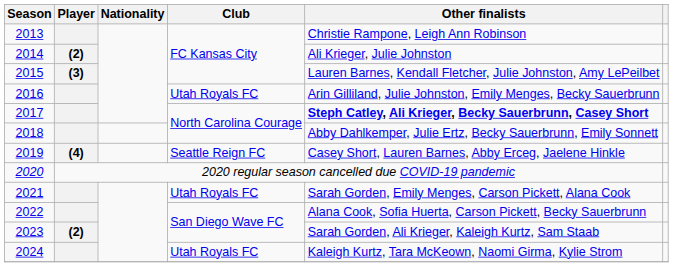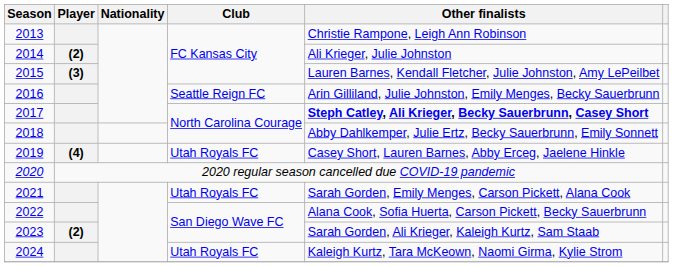(214, 93) Utah Royals FC -> (218, 93) Seattle Reign FC
(218, 152) Seattle Reign FC -> (214, 152) Utah Royals FC
